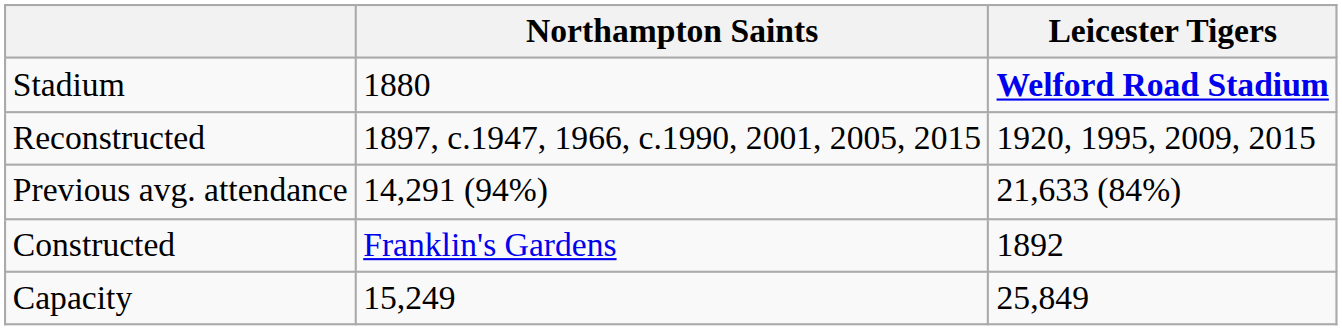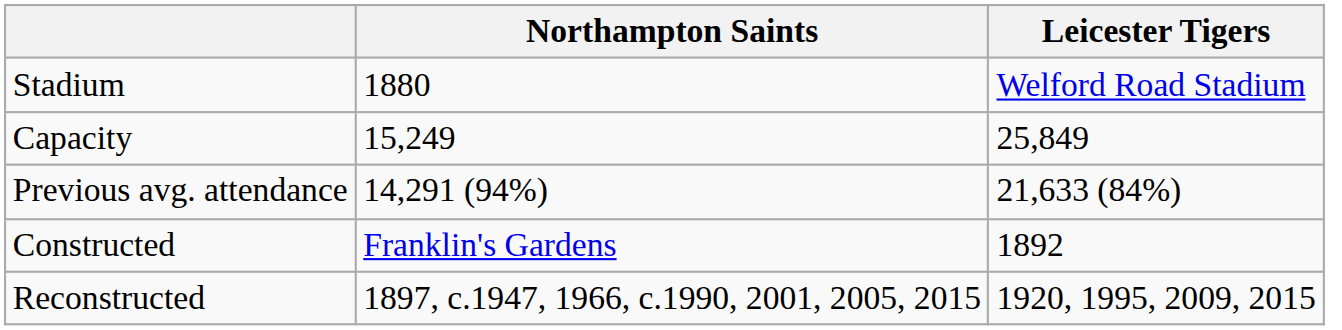(1163, 84) bold -> (1151, 84) normal
rows swapped: (73, 297) <-> (109, 137)
